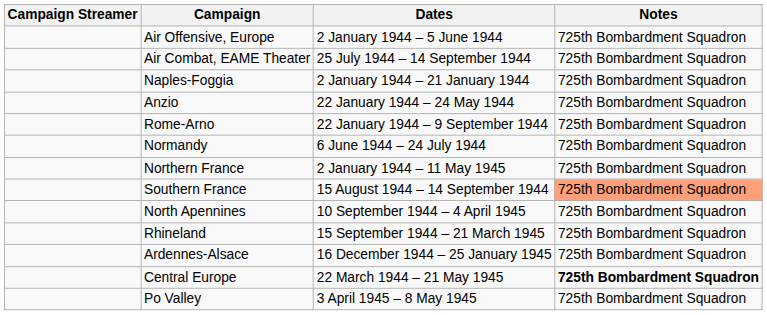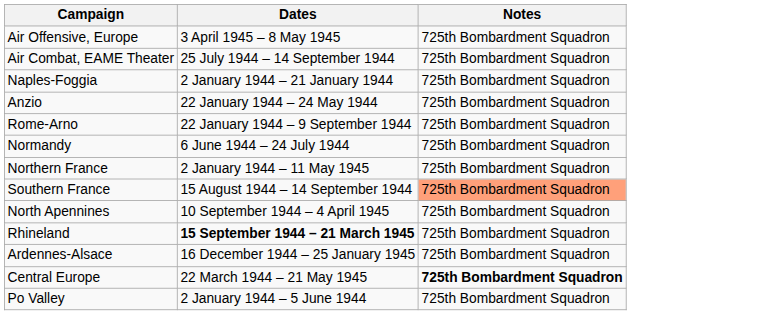- column: (73, 15)
(410, 37) 2 January 1944 – 5 June 1944 -> (260, 37) 3 April 1945 – 8 May 1945
(431, 233) normal -> (297, 233) bold
(397, 299) 3 April 1945 – 8 May 1945 -> (273, 299) 2 January 1944 – 5 June 1944
